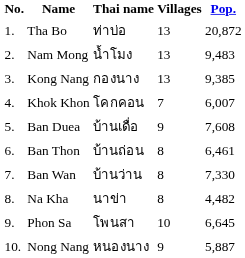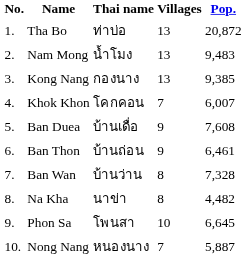(161, 150) 8 -> (161, 150) 9
(220, 174) 7,330 -> (220, 174) 7,328
(161, 246) 9 -> (161, 246) 7
